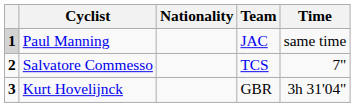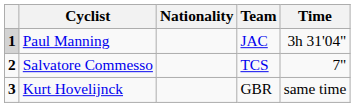(315, 41) same time -> (317, 41) 3h 31'04"
(317, 89) 3h 31'04" -> (315, 89) same time
